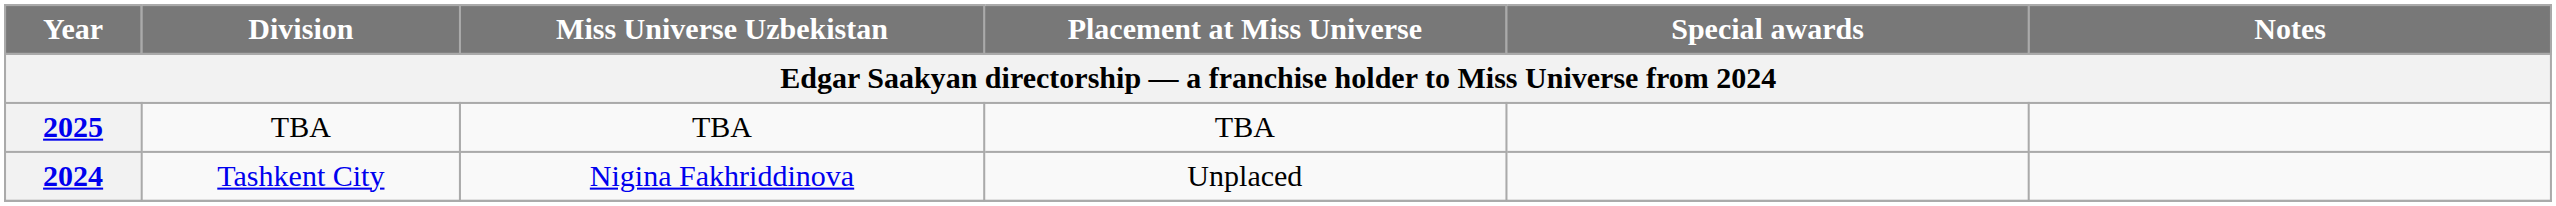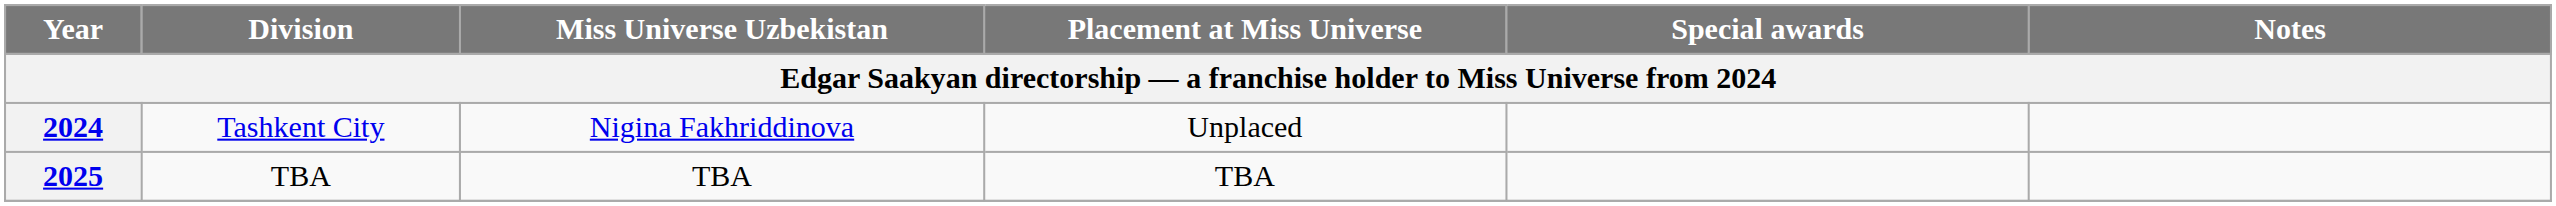rows swapped: (73, 125) <-> (73, 174)
